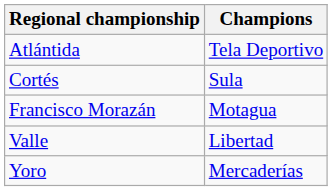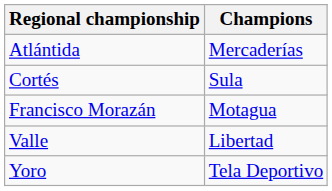(266, 49) Tela Deportivo -> (256, 49) Mercaderías
(256, 170) Mercaderías -> (266, 170) Tela Deportivo
